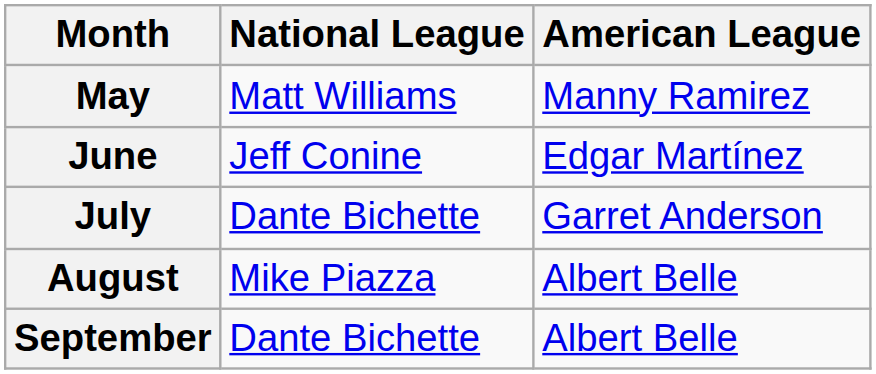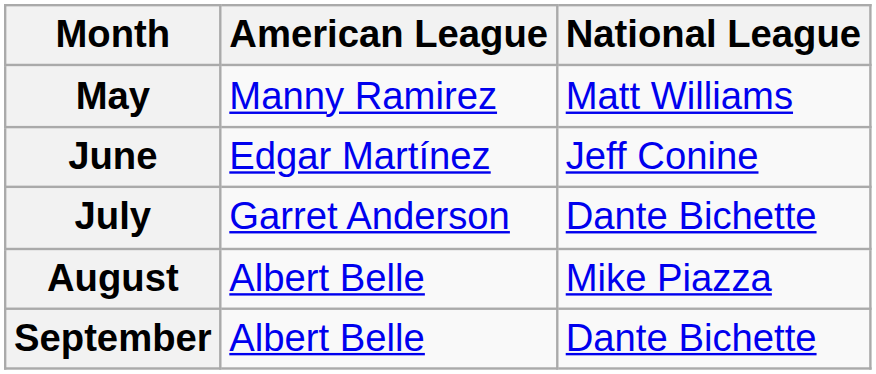columns swapped: (702, 34) <-> (377, 34)
